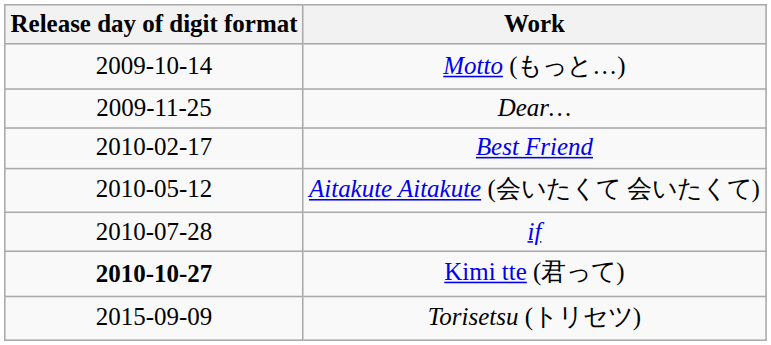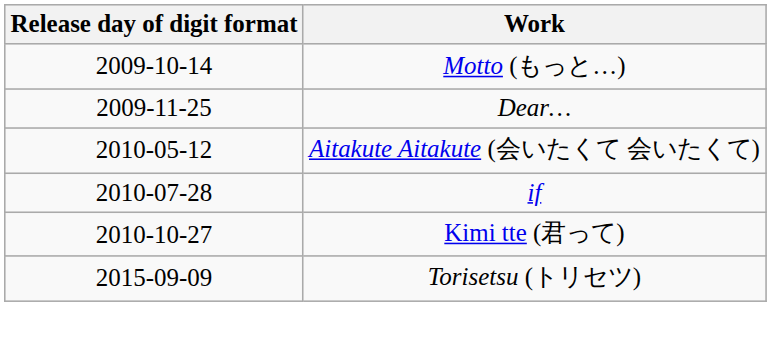- row: (534, 147)
(154, 273) bold -> (154, 233) normal
